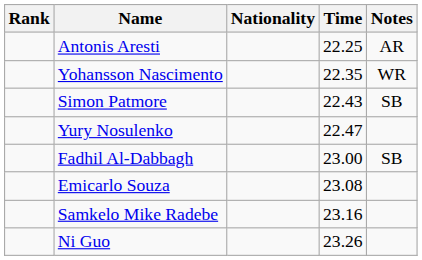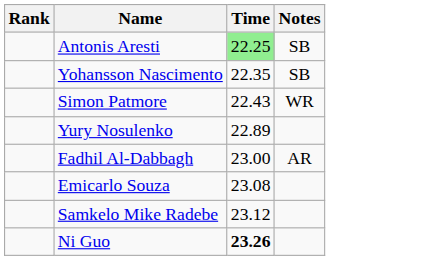- column: (273, 18)
(343, 46) no background -> (251, 46) lightgreen background
(392, 46) AR -> (300, 46) SB
(392, 74) WR -> (300, 74) SB
(392, 102) SB -> (300, 102) WR
(343, 130) 22.47 -> (251, 130) 22.89
(392, 158) SB -> (300, 158) AR
(343, 213) 23.16 -> (251, 213) 23.12
(343, 241) normal -> (251, 241) bold
